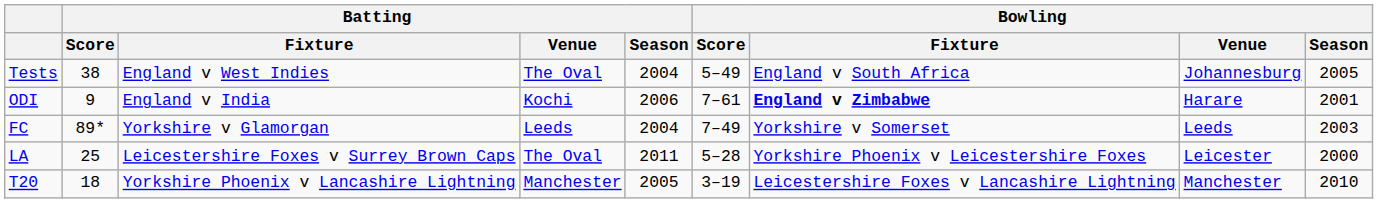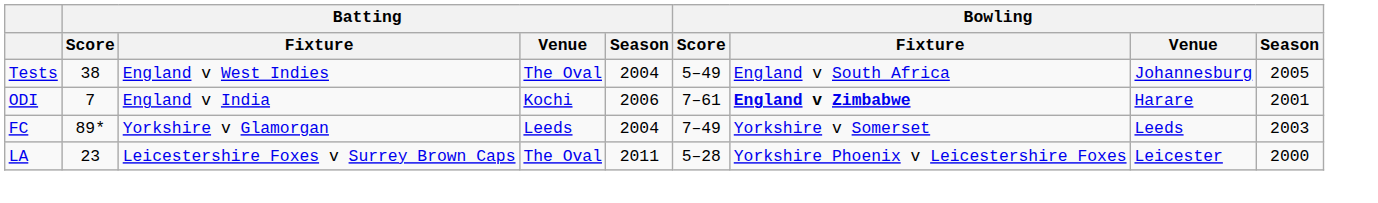(90, 101) 9 -> (90, 101) 7
(90, 156) 25 -> (90, 156) 23
- row: (23, 183)
